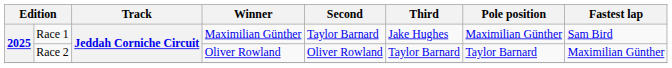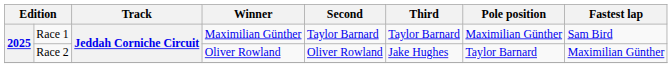(418, 34) Jake Hughes -> (424, 34) Taylor Barnard
(424, 53) Taylor Barnard -> (418, 53) Jake Hughes
